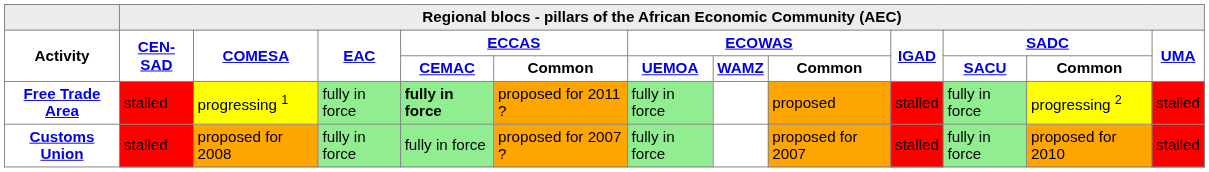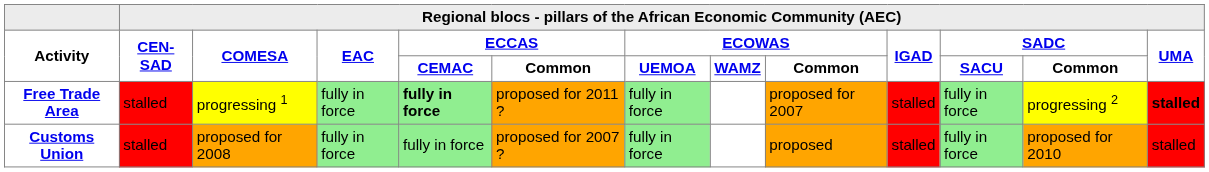(804, 102) proposed -> (812, 102) proposed for 2007
(1178, 102) normal -> (1176, 102) bold
(815, 145) proposed for 2007 -> (801, 145) proposed
